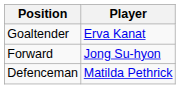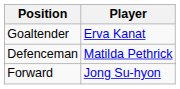rows swapped: (43, 73) <-> (30, 53)
